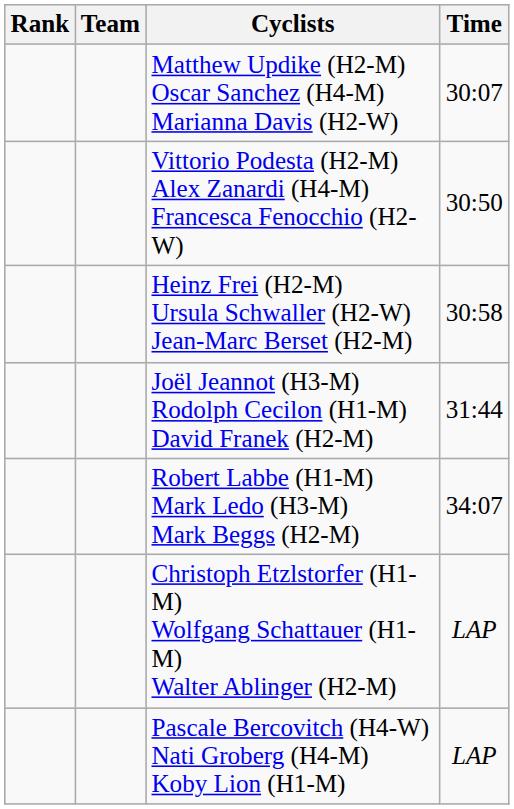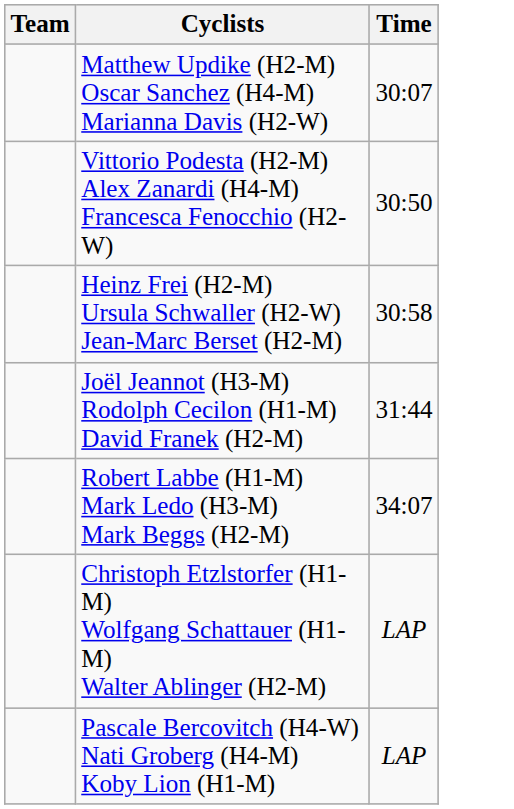- column: (40, 24)
